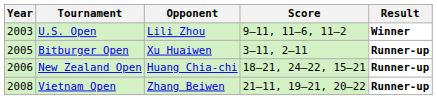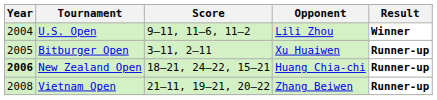columns swapped: (192, 13) <-> (304, 13)
(20, 31) 2003 -> (20, 31) 2004
(20, 67) normal -> (20, 67) bold
